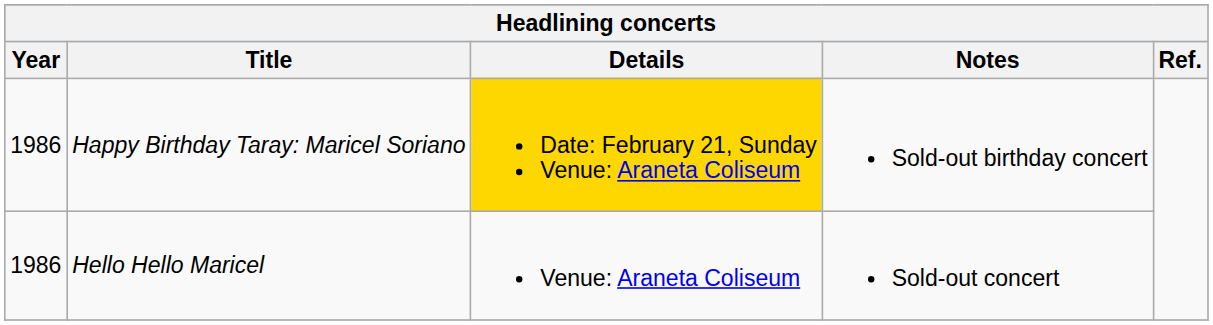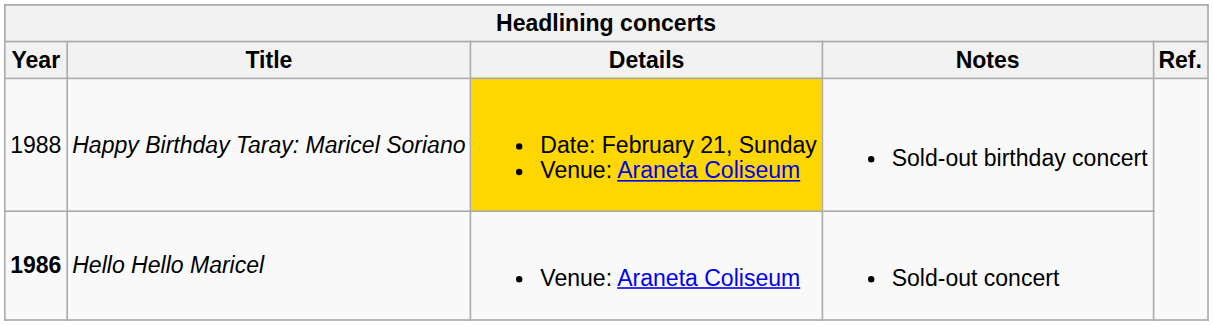(36, 145) 1986 -> (36, 145) 1988
(36, 266) normal -> (36, 266) bold
